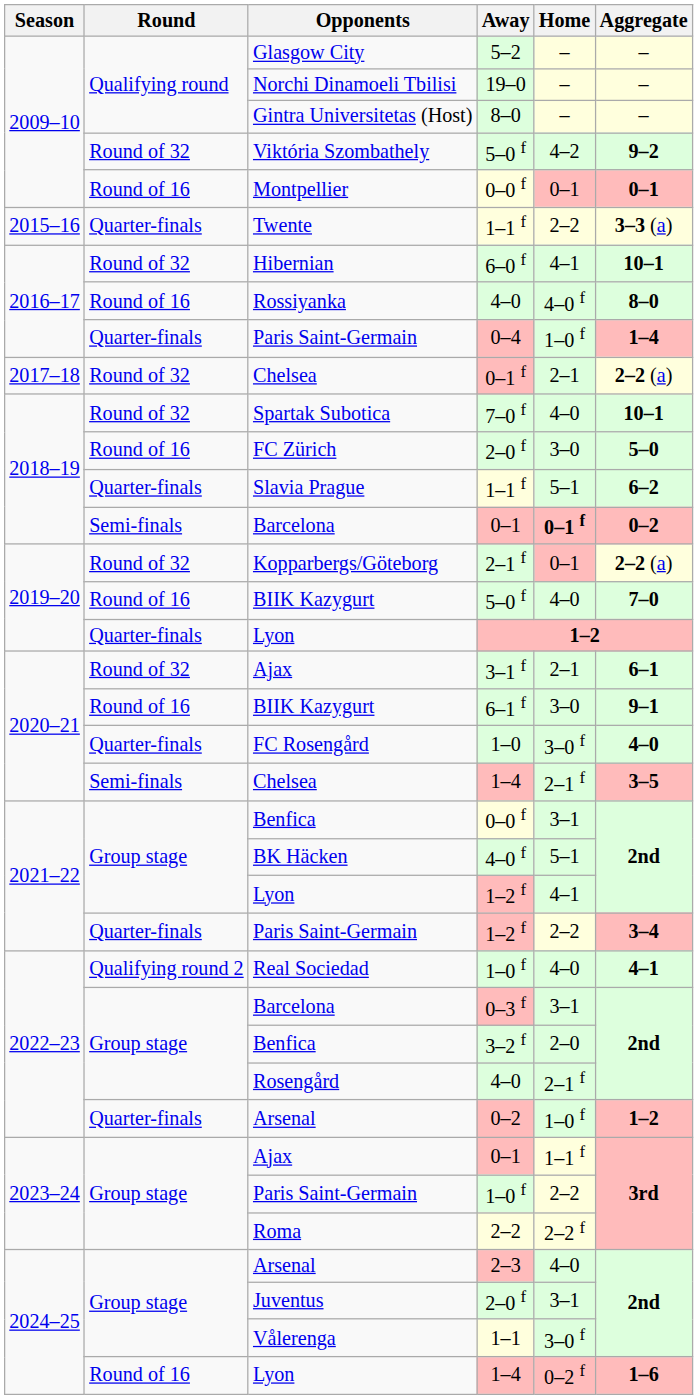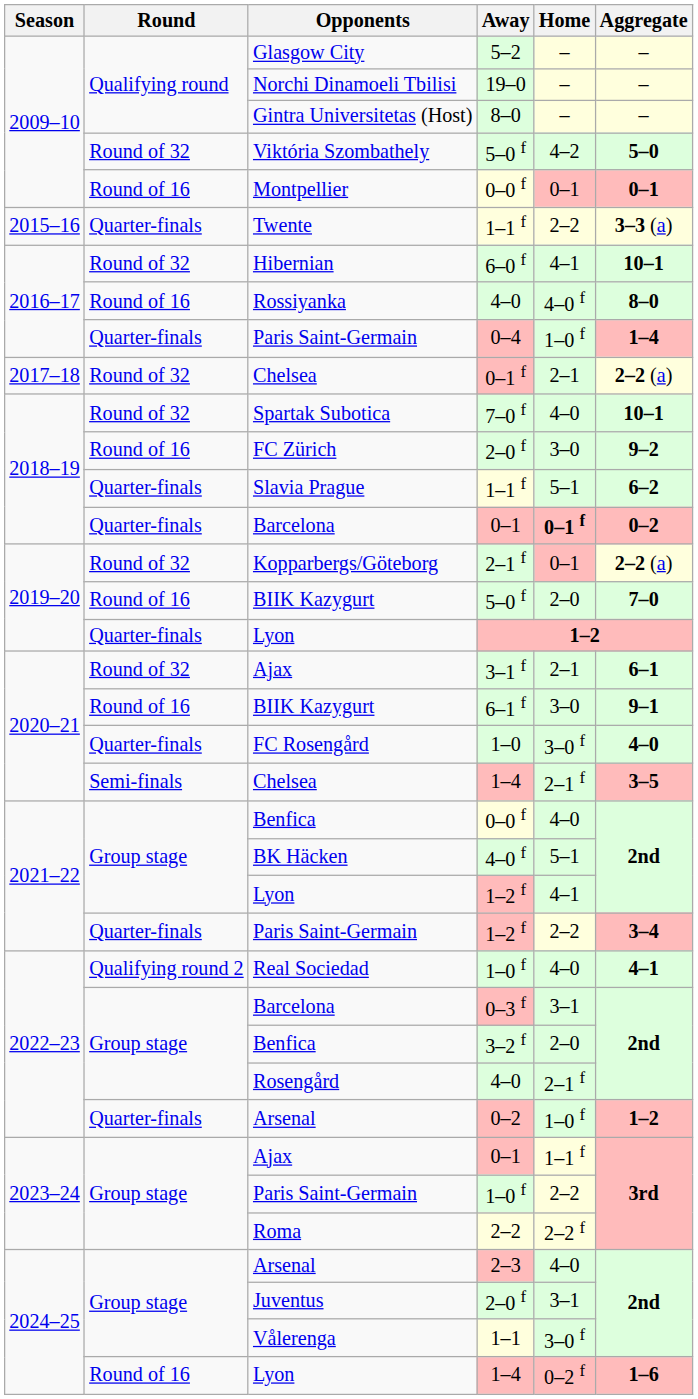(644, 151) 9–2 -> (644, 151) 5–0
(644, 450) 5–0 -> (644, 450) 9–2
(136, 525) Semi-finals -> (145, 525) Quarter-finals
(565, 600) 4–0 -> (565, 600) 2–0
(565, 819) 3–1 -> (565, 819) 4–0
